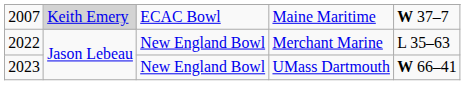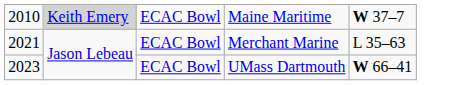(24, 17) 2007 -> (24, 17) 2010
(24, 42) 2022 -> (24, 42) 2021
(203, 42) New England Bowl -> (180, 42) ECAC Bowl
(203, 67) New England Bowl -> (180, 67) ECAC Bowl
